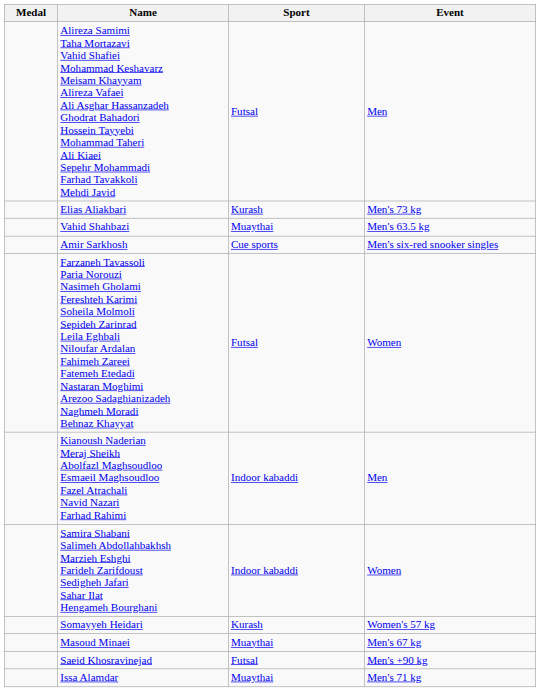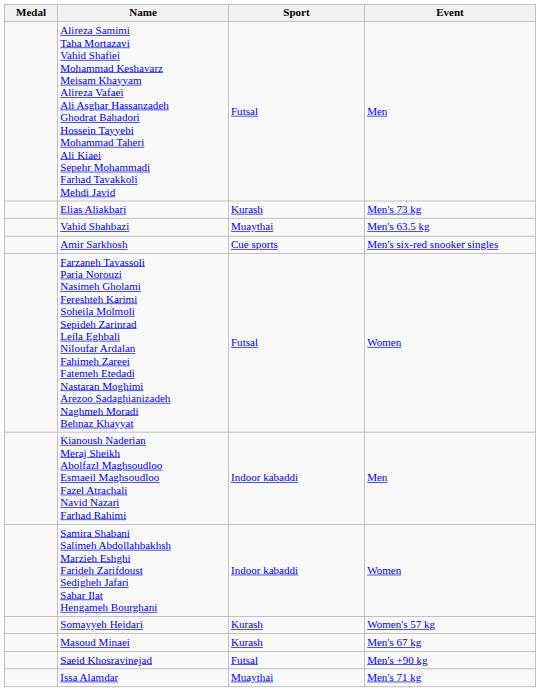(252, 642) Muaythai -> (247, 642) Kurash
